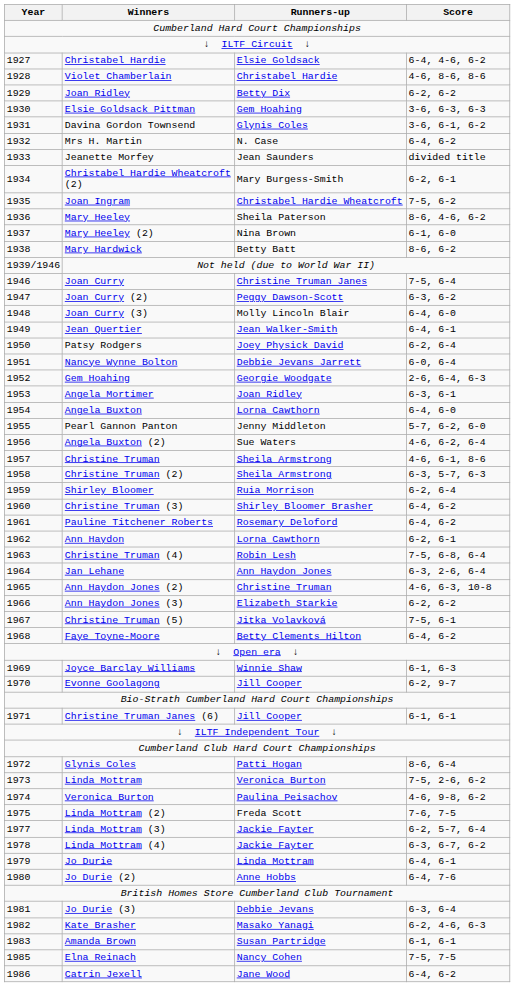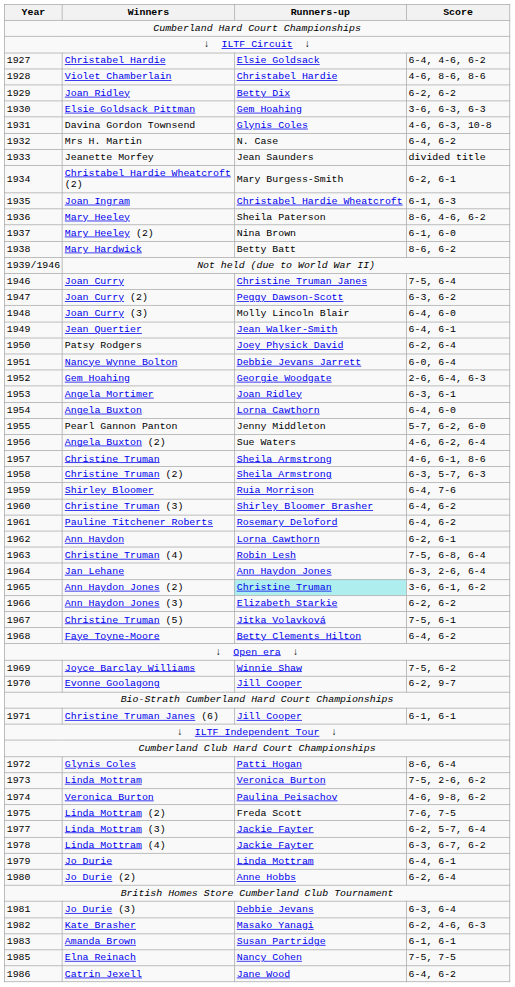(447, 125) 3-6, 6-1, 6-2 -> (450, 125) 4-6, 6-3, 10-8
(432, 201) 7-5, 6-2 -> (432, 201) 6-1, 6-3
(432, 491) 6-2, 6-4 -> (432, 491) 6-4, 7-6
(284, 587) no background -> (284, 587) paleturquoise background
(450, 587) 4-6, 6-3, 10-8 -> (447, 587) 3-6, 6-1, 6-2
(432, 668) 6-1, 6-3 -> (432, 668) 7-5, 6-2
(432, 877) 6-4, 7-6 -> (432, 877) 6-2, 6-4
